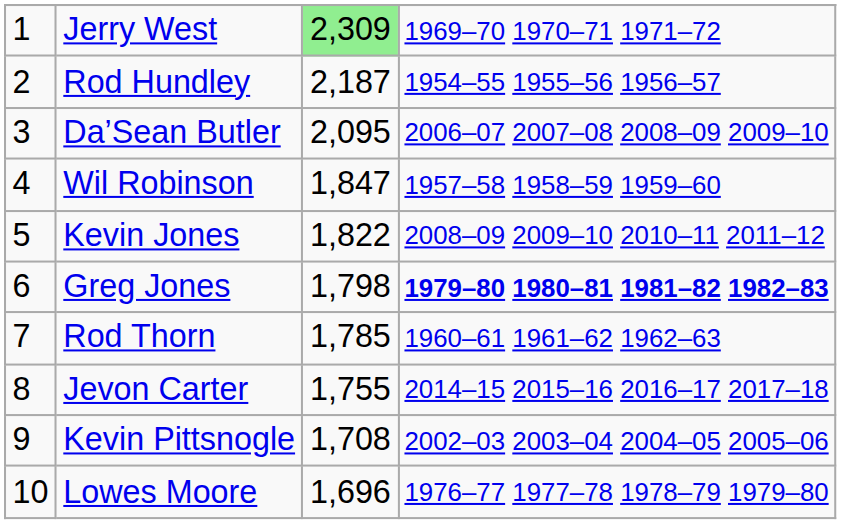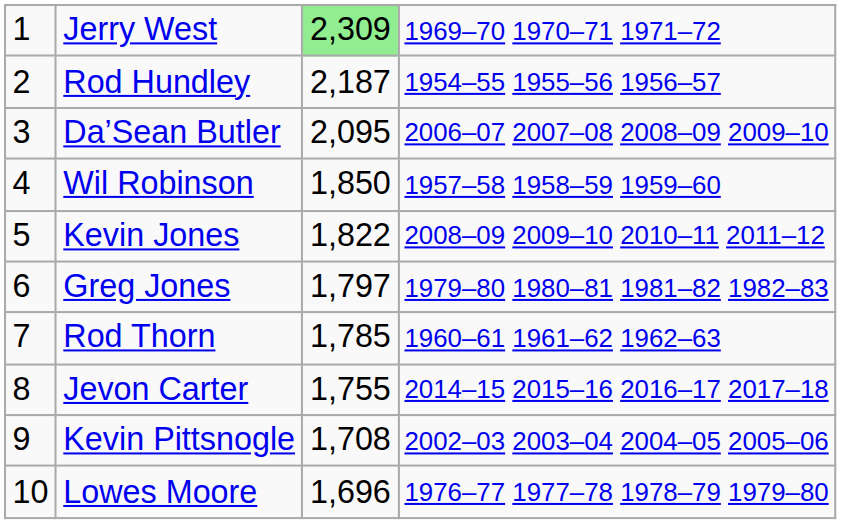(350, 183) 1,847 -> (350, 183) 1,850
(350, 286) 1,798 -> (350, 286) 1,797
(617, 287) bold -> (617, 287) normal
